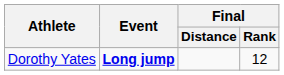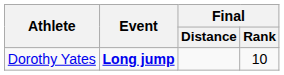(260, 59) 12 -> (260, 59) 10
